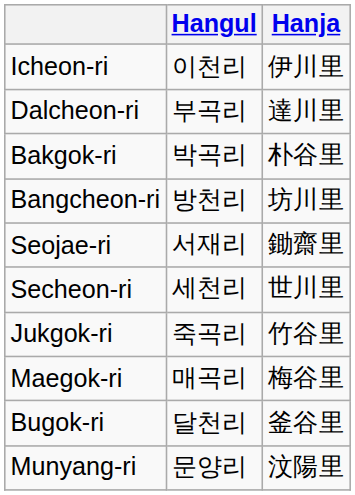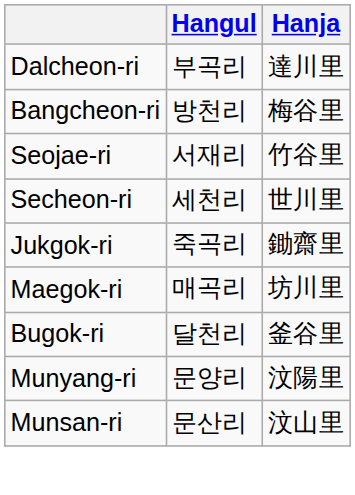- row: (59, 66)
- row: (64, 155)
(306, 199) 坊川里 -> (306, 110) 梅谷里
(306, 244) 鋤齋里 -> (306, 154) 竹谷里
(306, 333) 竹谷里 -> (306, 244) 鋤齋里
(306, 377) 梅谷里 -> (306, 288) 坊川里
+ row: (66, 423)
